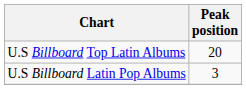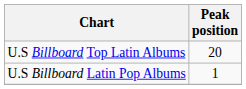(215, 73) 3 -> (215, 73) 1
